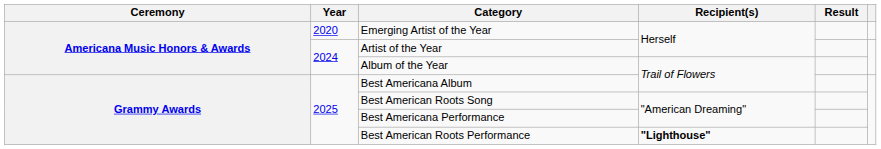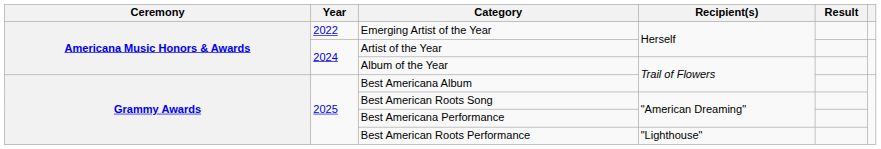(326, 30) 2020 -> (326, 30) 2022
(676, 135) bold -> (672, 135) normal
